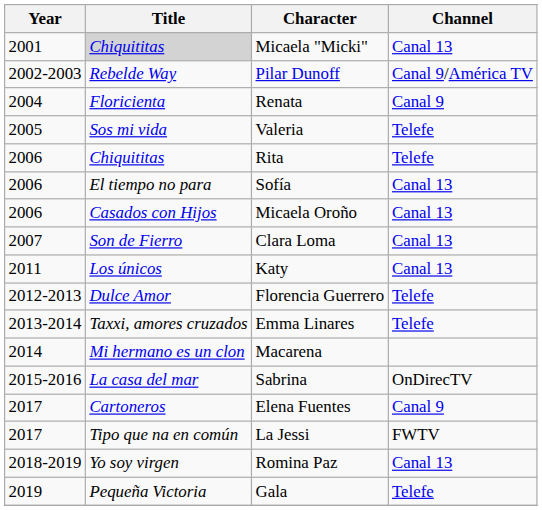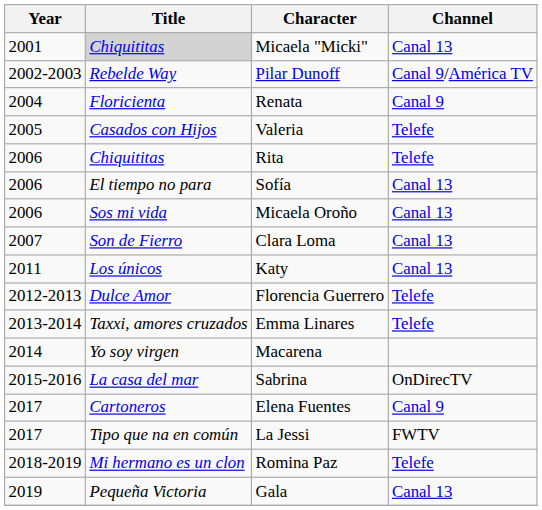(128, 129) Sos mi vida -> (153, 129) Casados con Hijos
(153, 213) Casados con Hijos -> (128, 213) Sos mi vida
(167, 352) Mi hermano es un clon -> (134, 352) Yo soy virgen
(134, 463) Yo soy virgen -> (167, 463) Mi hermano es un clon
(422, 463) Canal 13 -> (413, 463) Telefe
(413, 491) Telefe -> (422, 491) Canal 13
